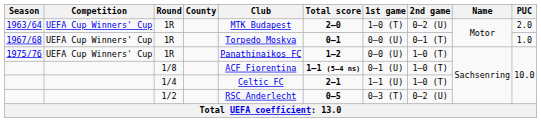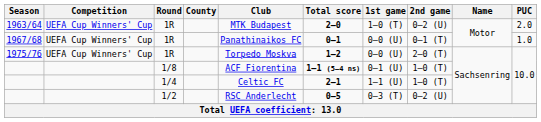(261, 39) Torpedo Moskva -> (261, 39) Panathinaikos FC
(261, 54) Panathinaikos FC -> (261, 54) Torpedo Moskva
(430, 54) 1–0 (T) -> (430, 54) 2–0 (T)
